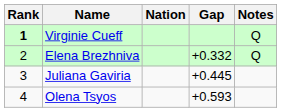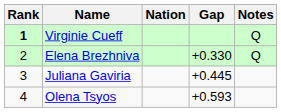(212, 55) +0.332 -> (212, 55) +0.330
